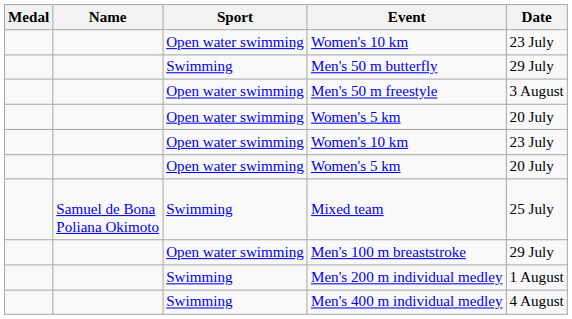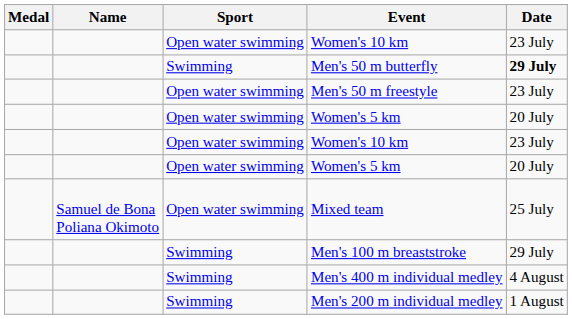(532, 67) normal -> (533, 67) bold
(537, 92) 3 August -> (532, 92) 23 July
(199, 209) Swimming -> (235, 209) Open water swimming
(235, 252) Open water swimming -> (199, 252) Swimming
rows swapped: (108, 278) <-> (108, 302)
